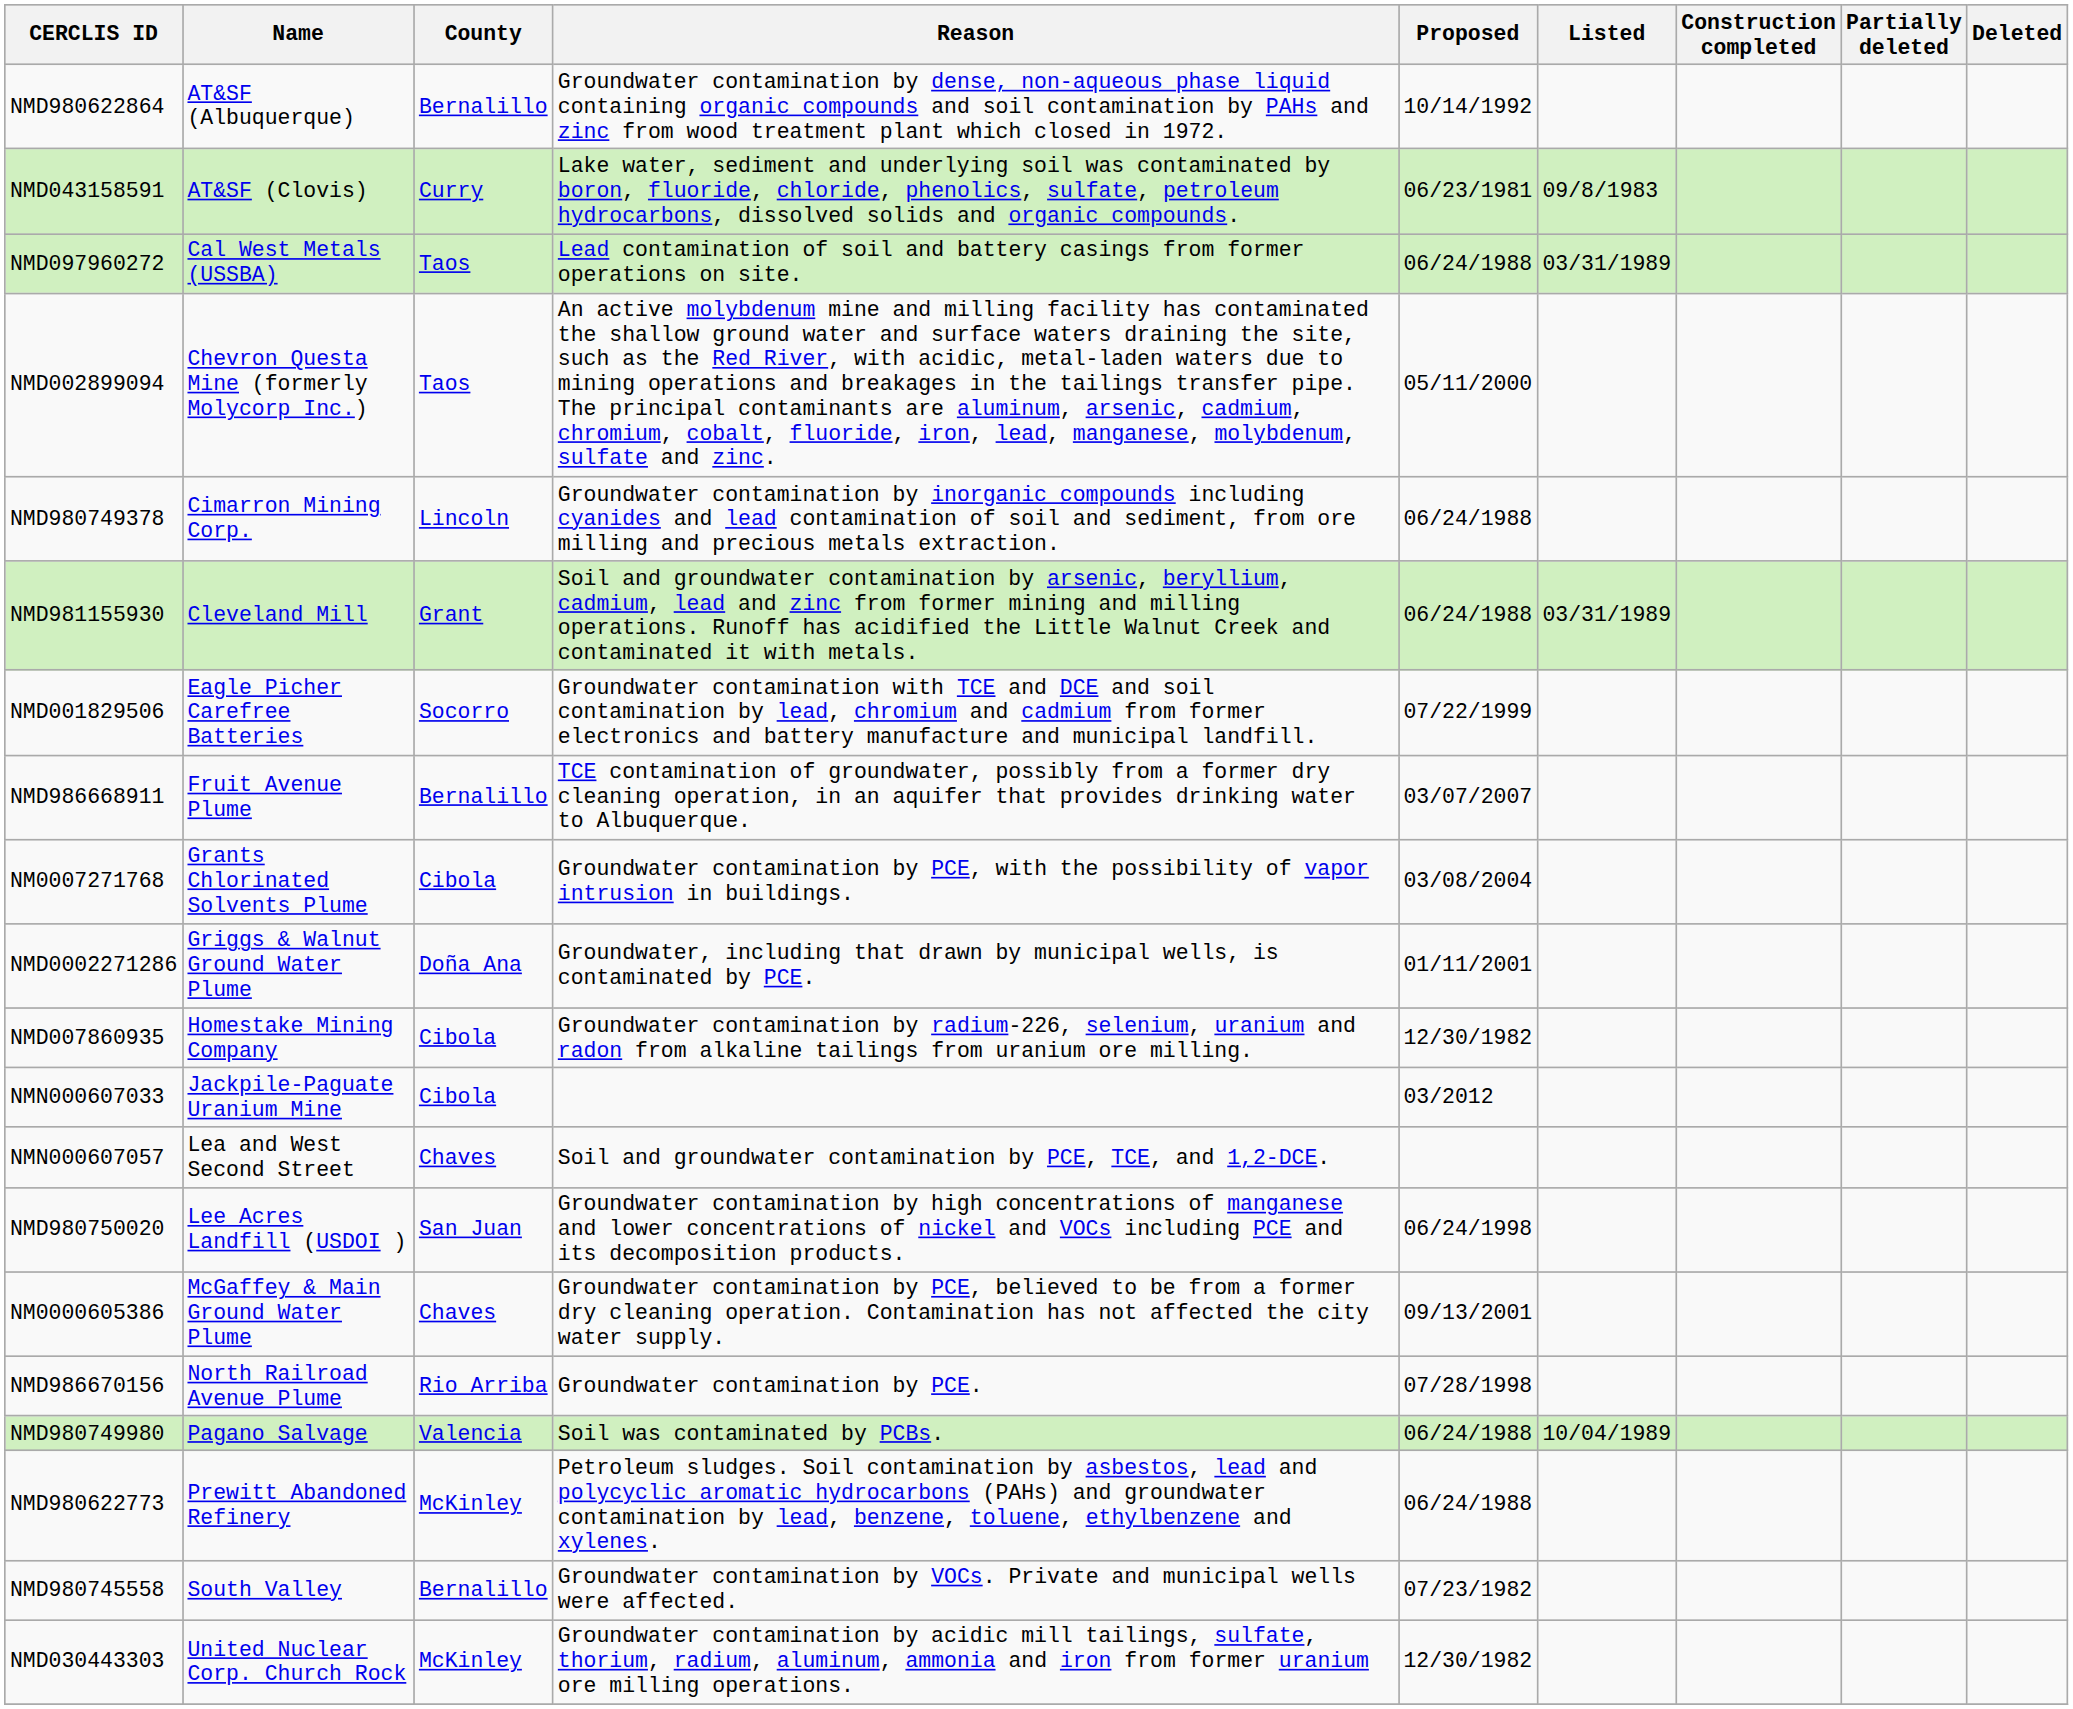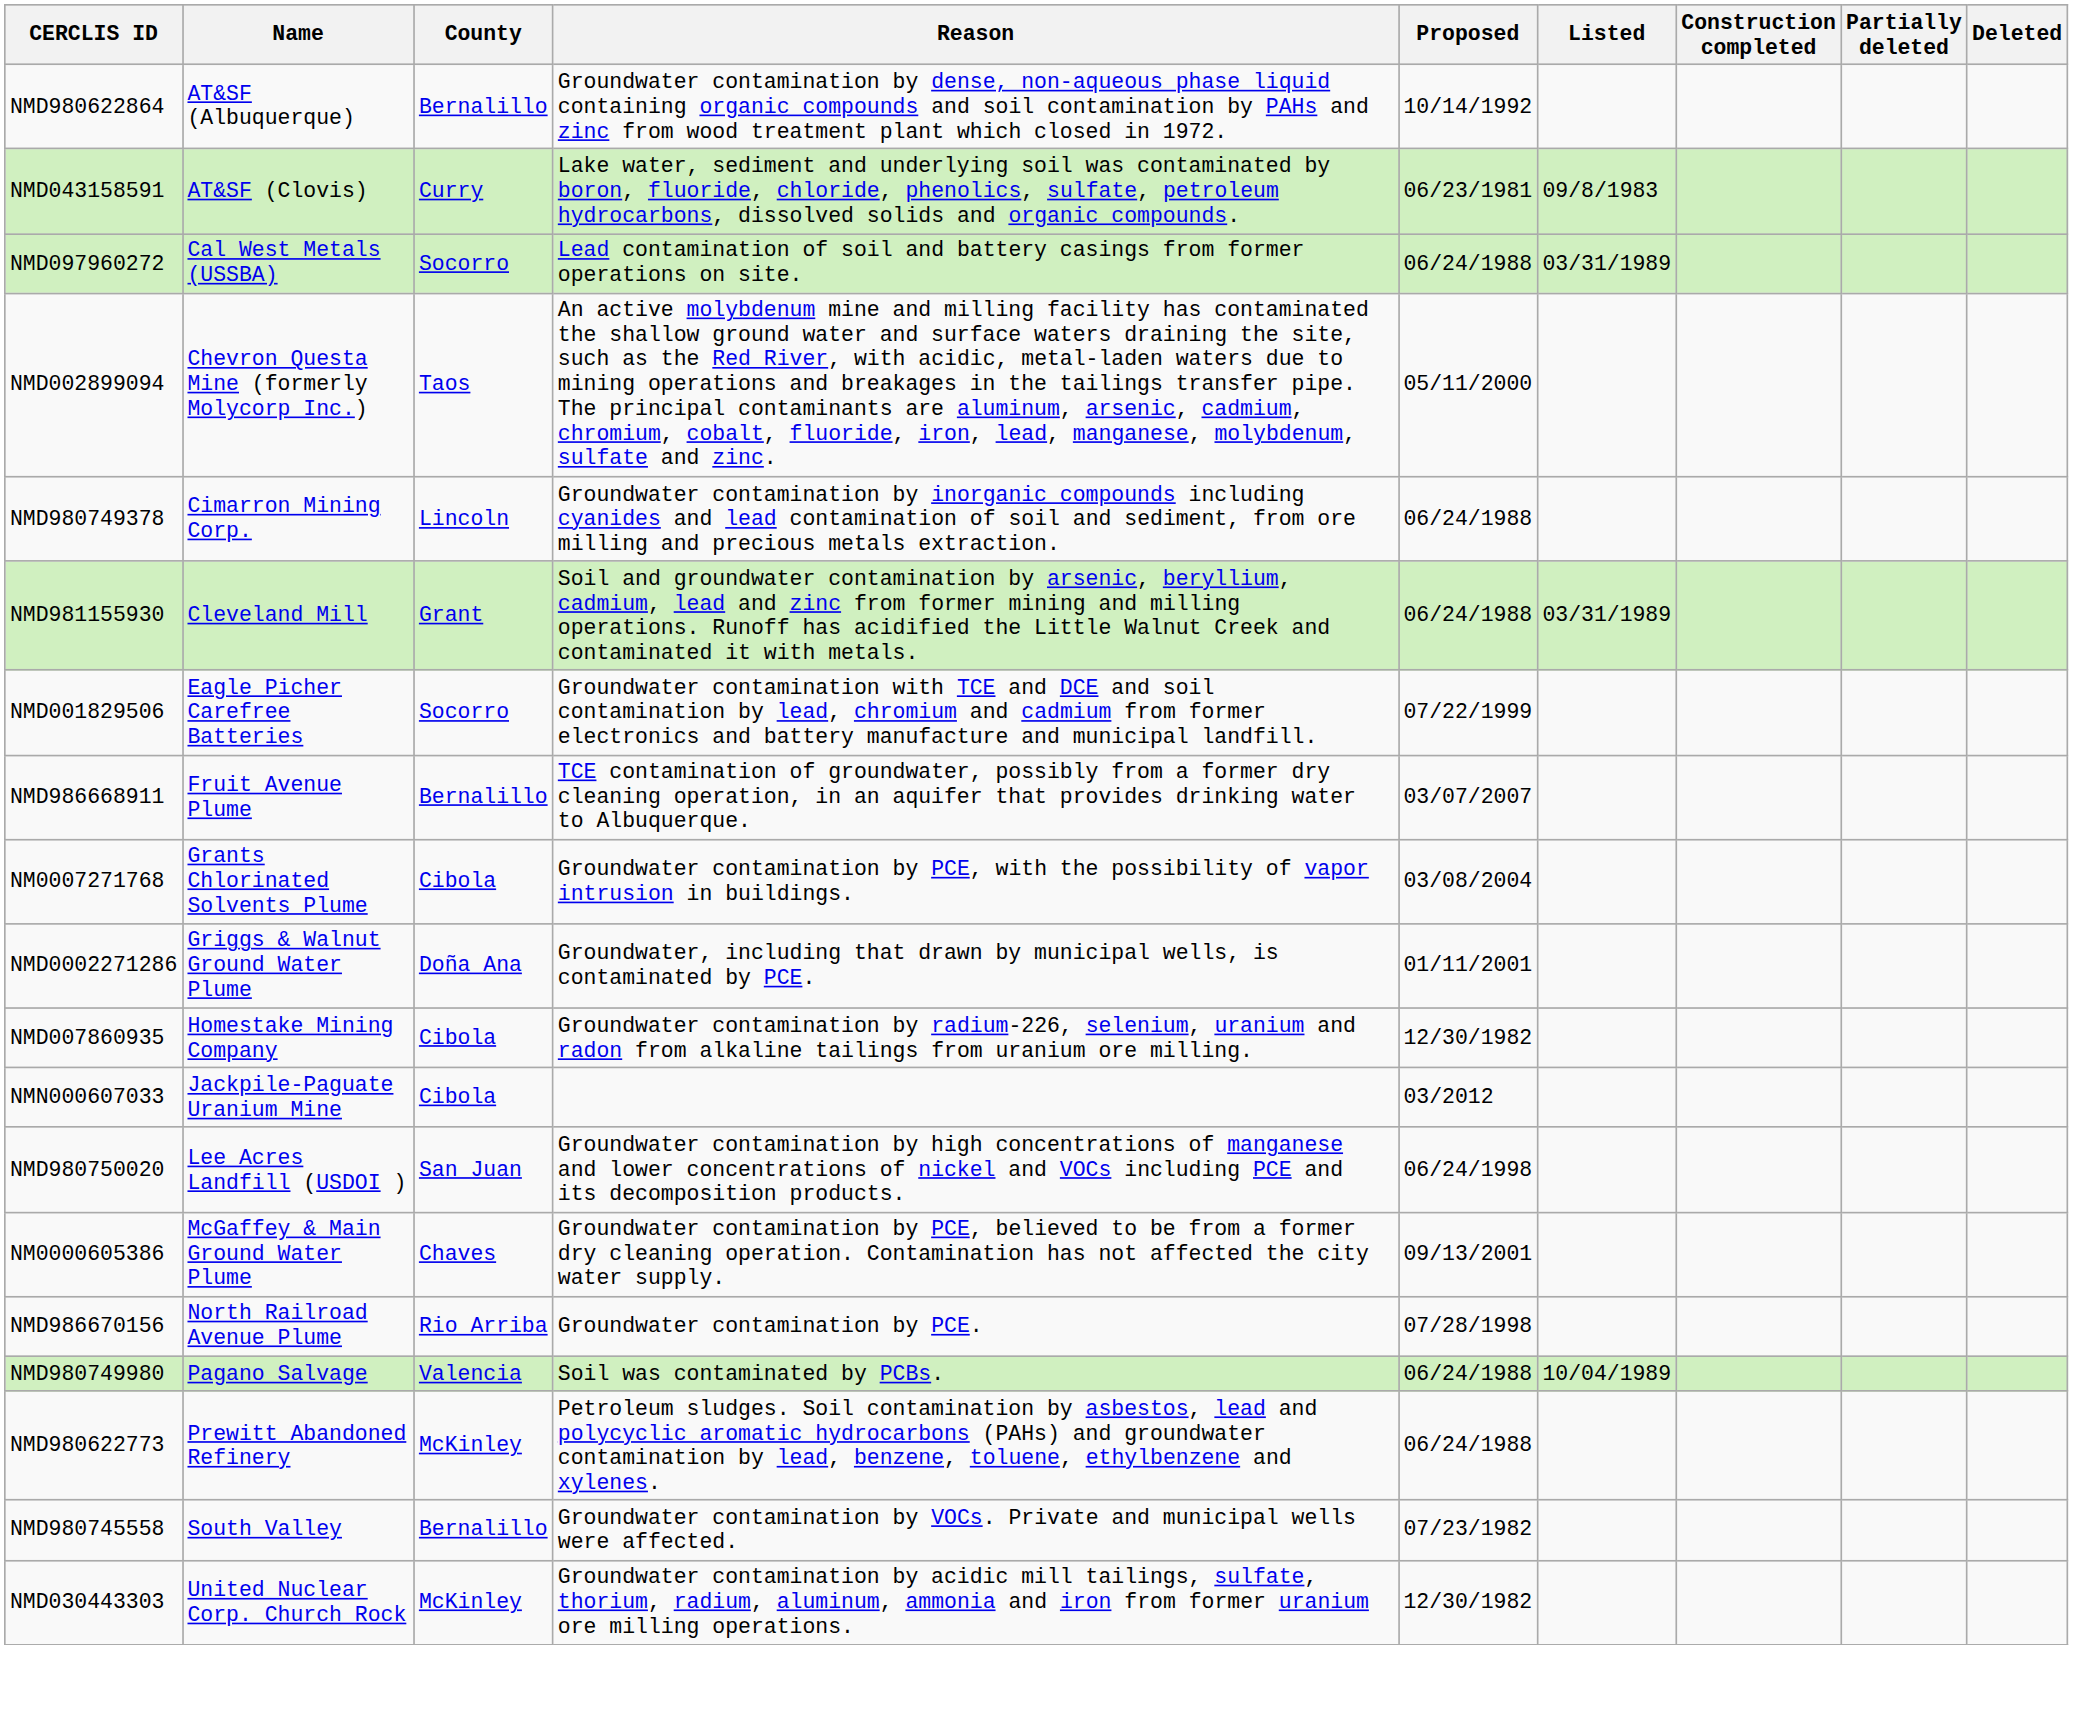(445, 263) Taos -> (464, 263) Socorro
- row: (87, 1157)
